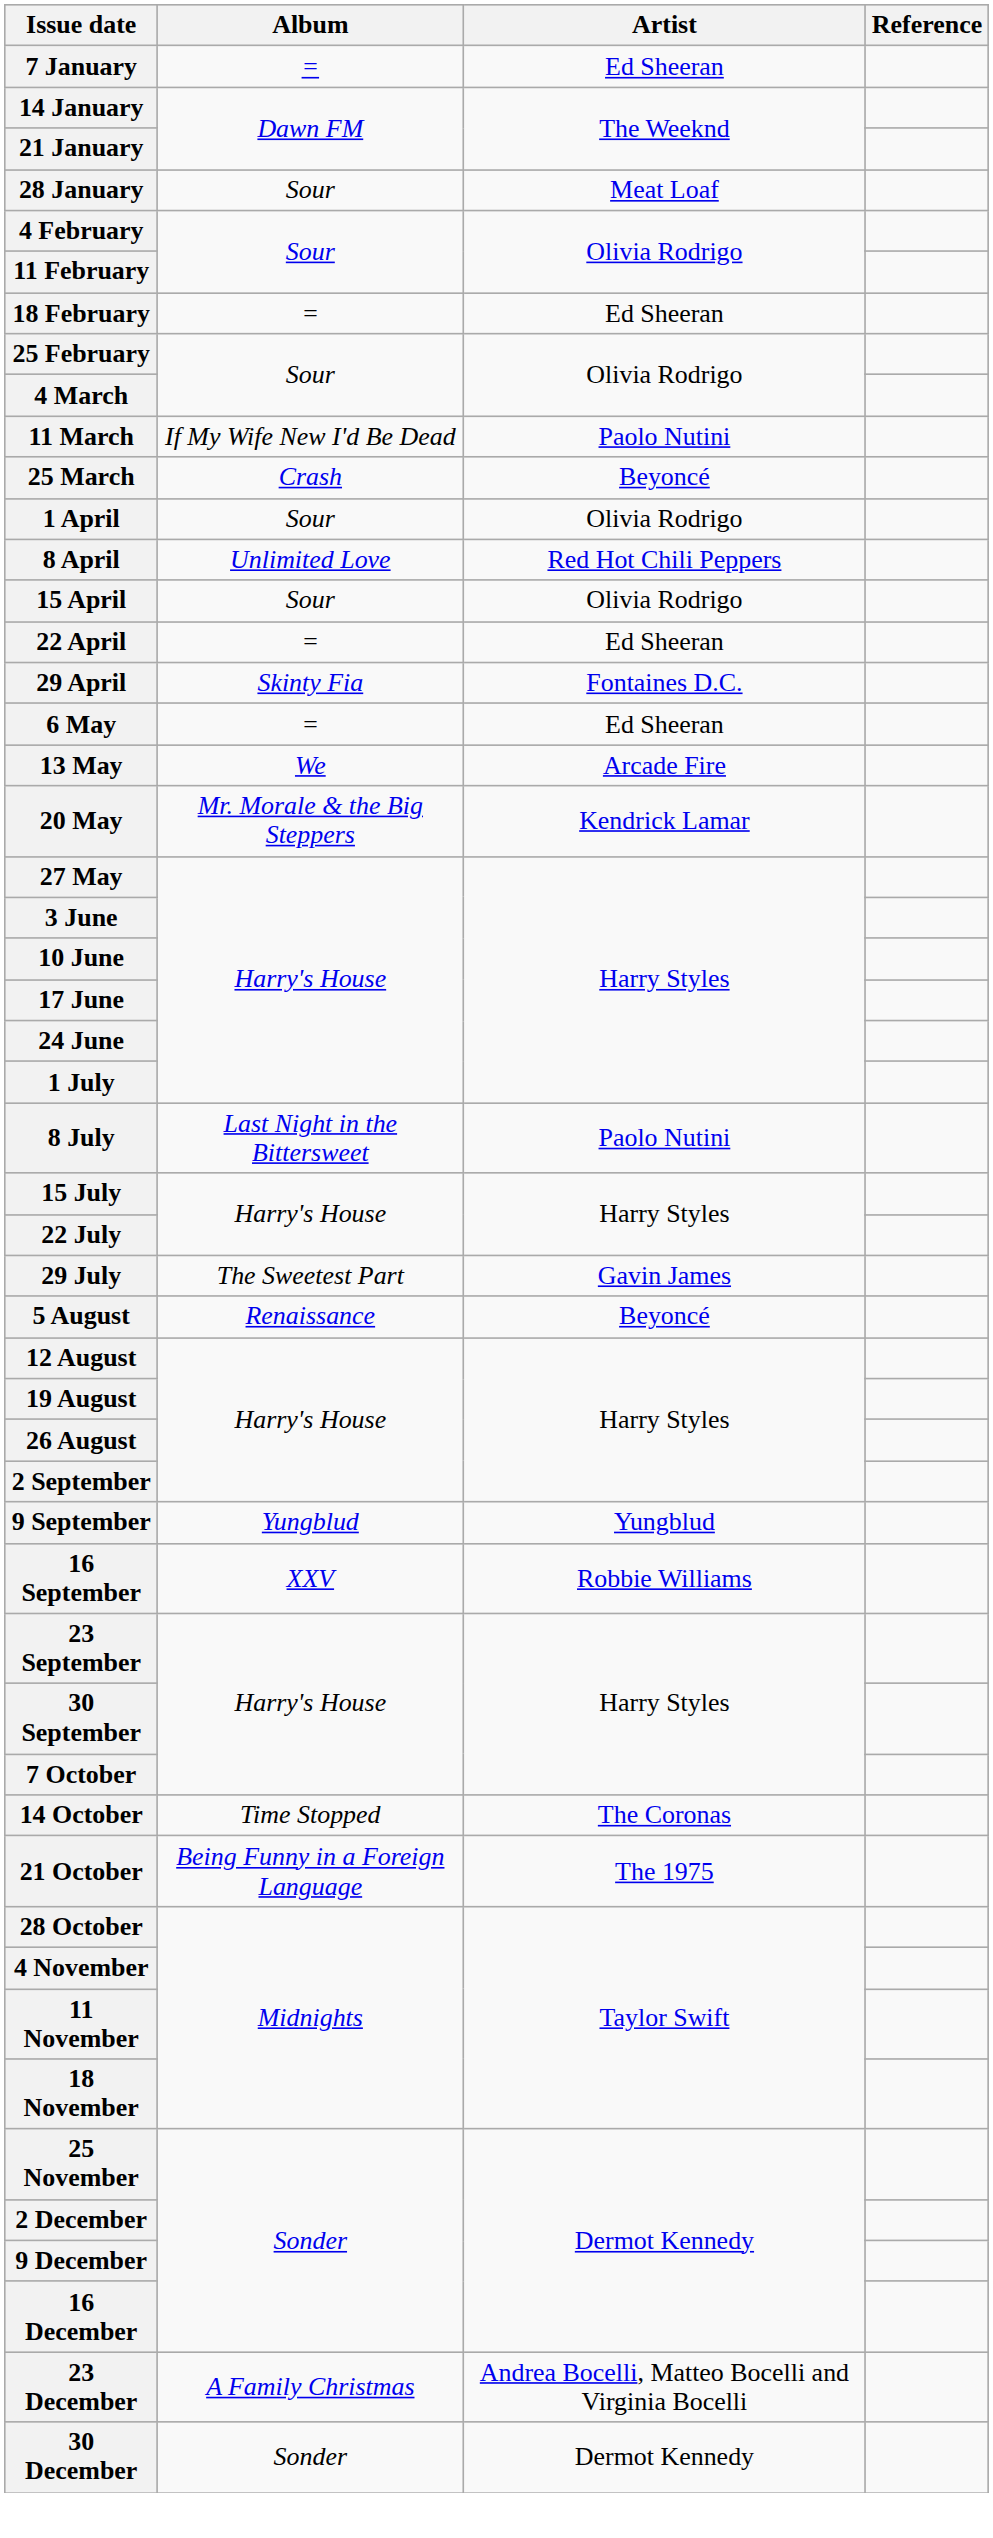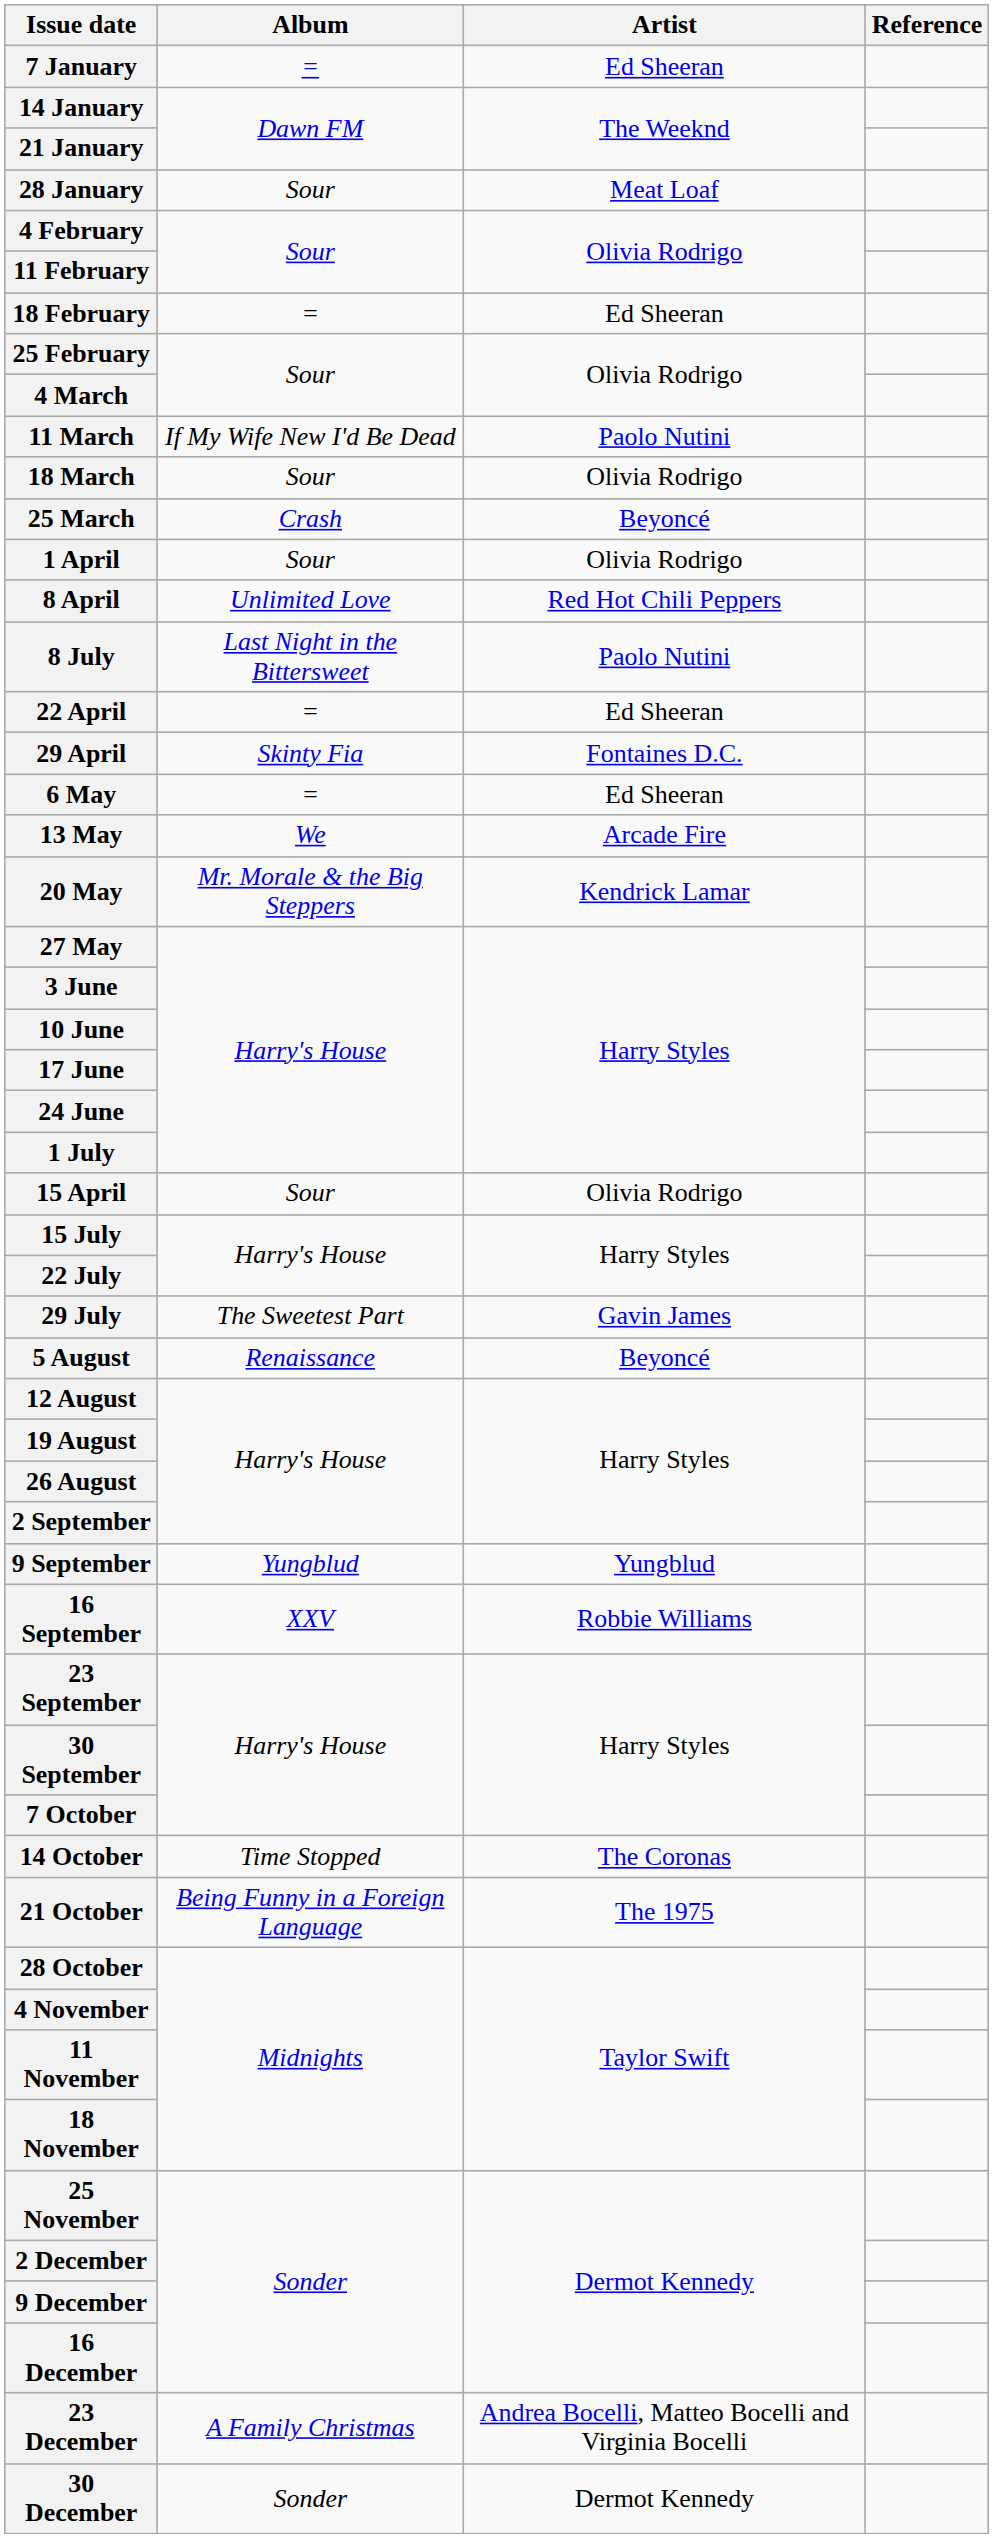+ row: (81, 477)
rows swapped: (81, 600) <-> (81, 1137)
